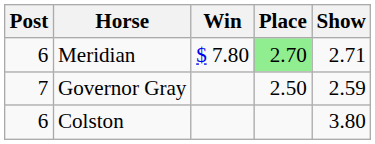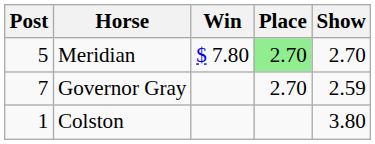(43, 54) 6 -> (43, 54) 5
(347, 54) 2.71 -> (347, 54) 2.70
(288, 88) 2.50 -> (288, 88) 2.70
(43, 121) 6 -> (43, 121) 1
